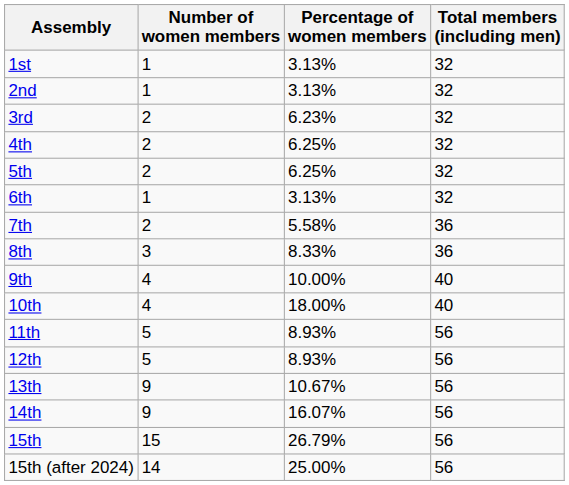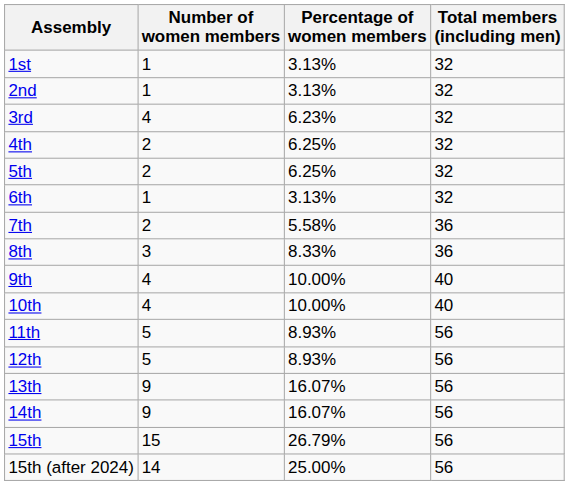(146, 117) 2 -> (146, 117) 4
(317, 306) 18.00% -> (317, 306) 10.00%
(317, 386) 10.67% -> (317, 386) 16.07%
